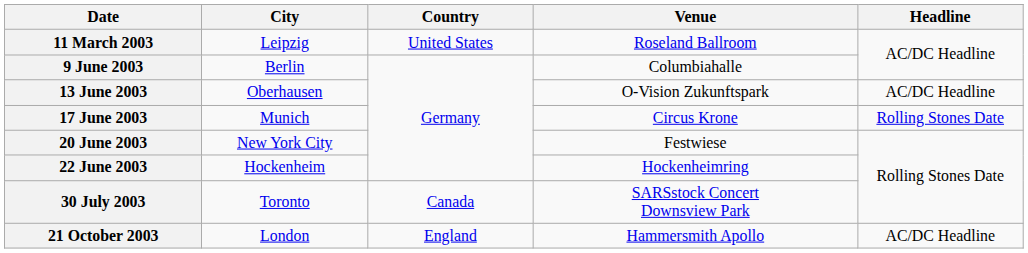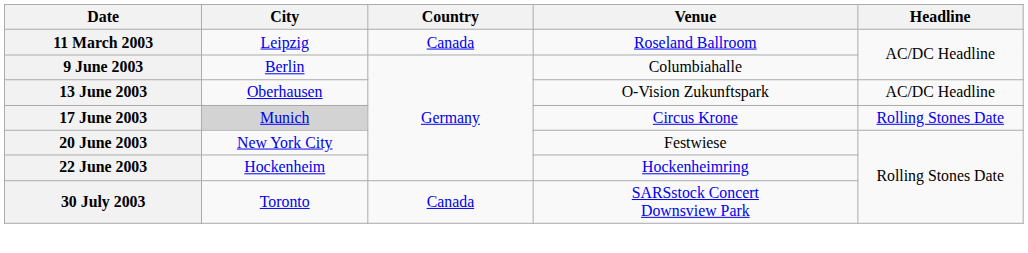(450, 42) United States -> (450, 42) Canada
(285, 117) no background -> (285, 117) lightgrey background
- row: (103, 235)
